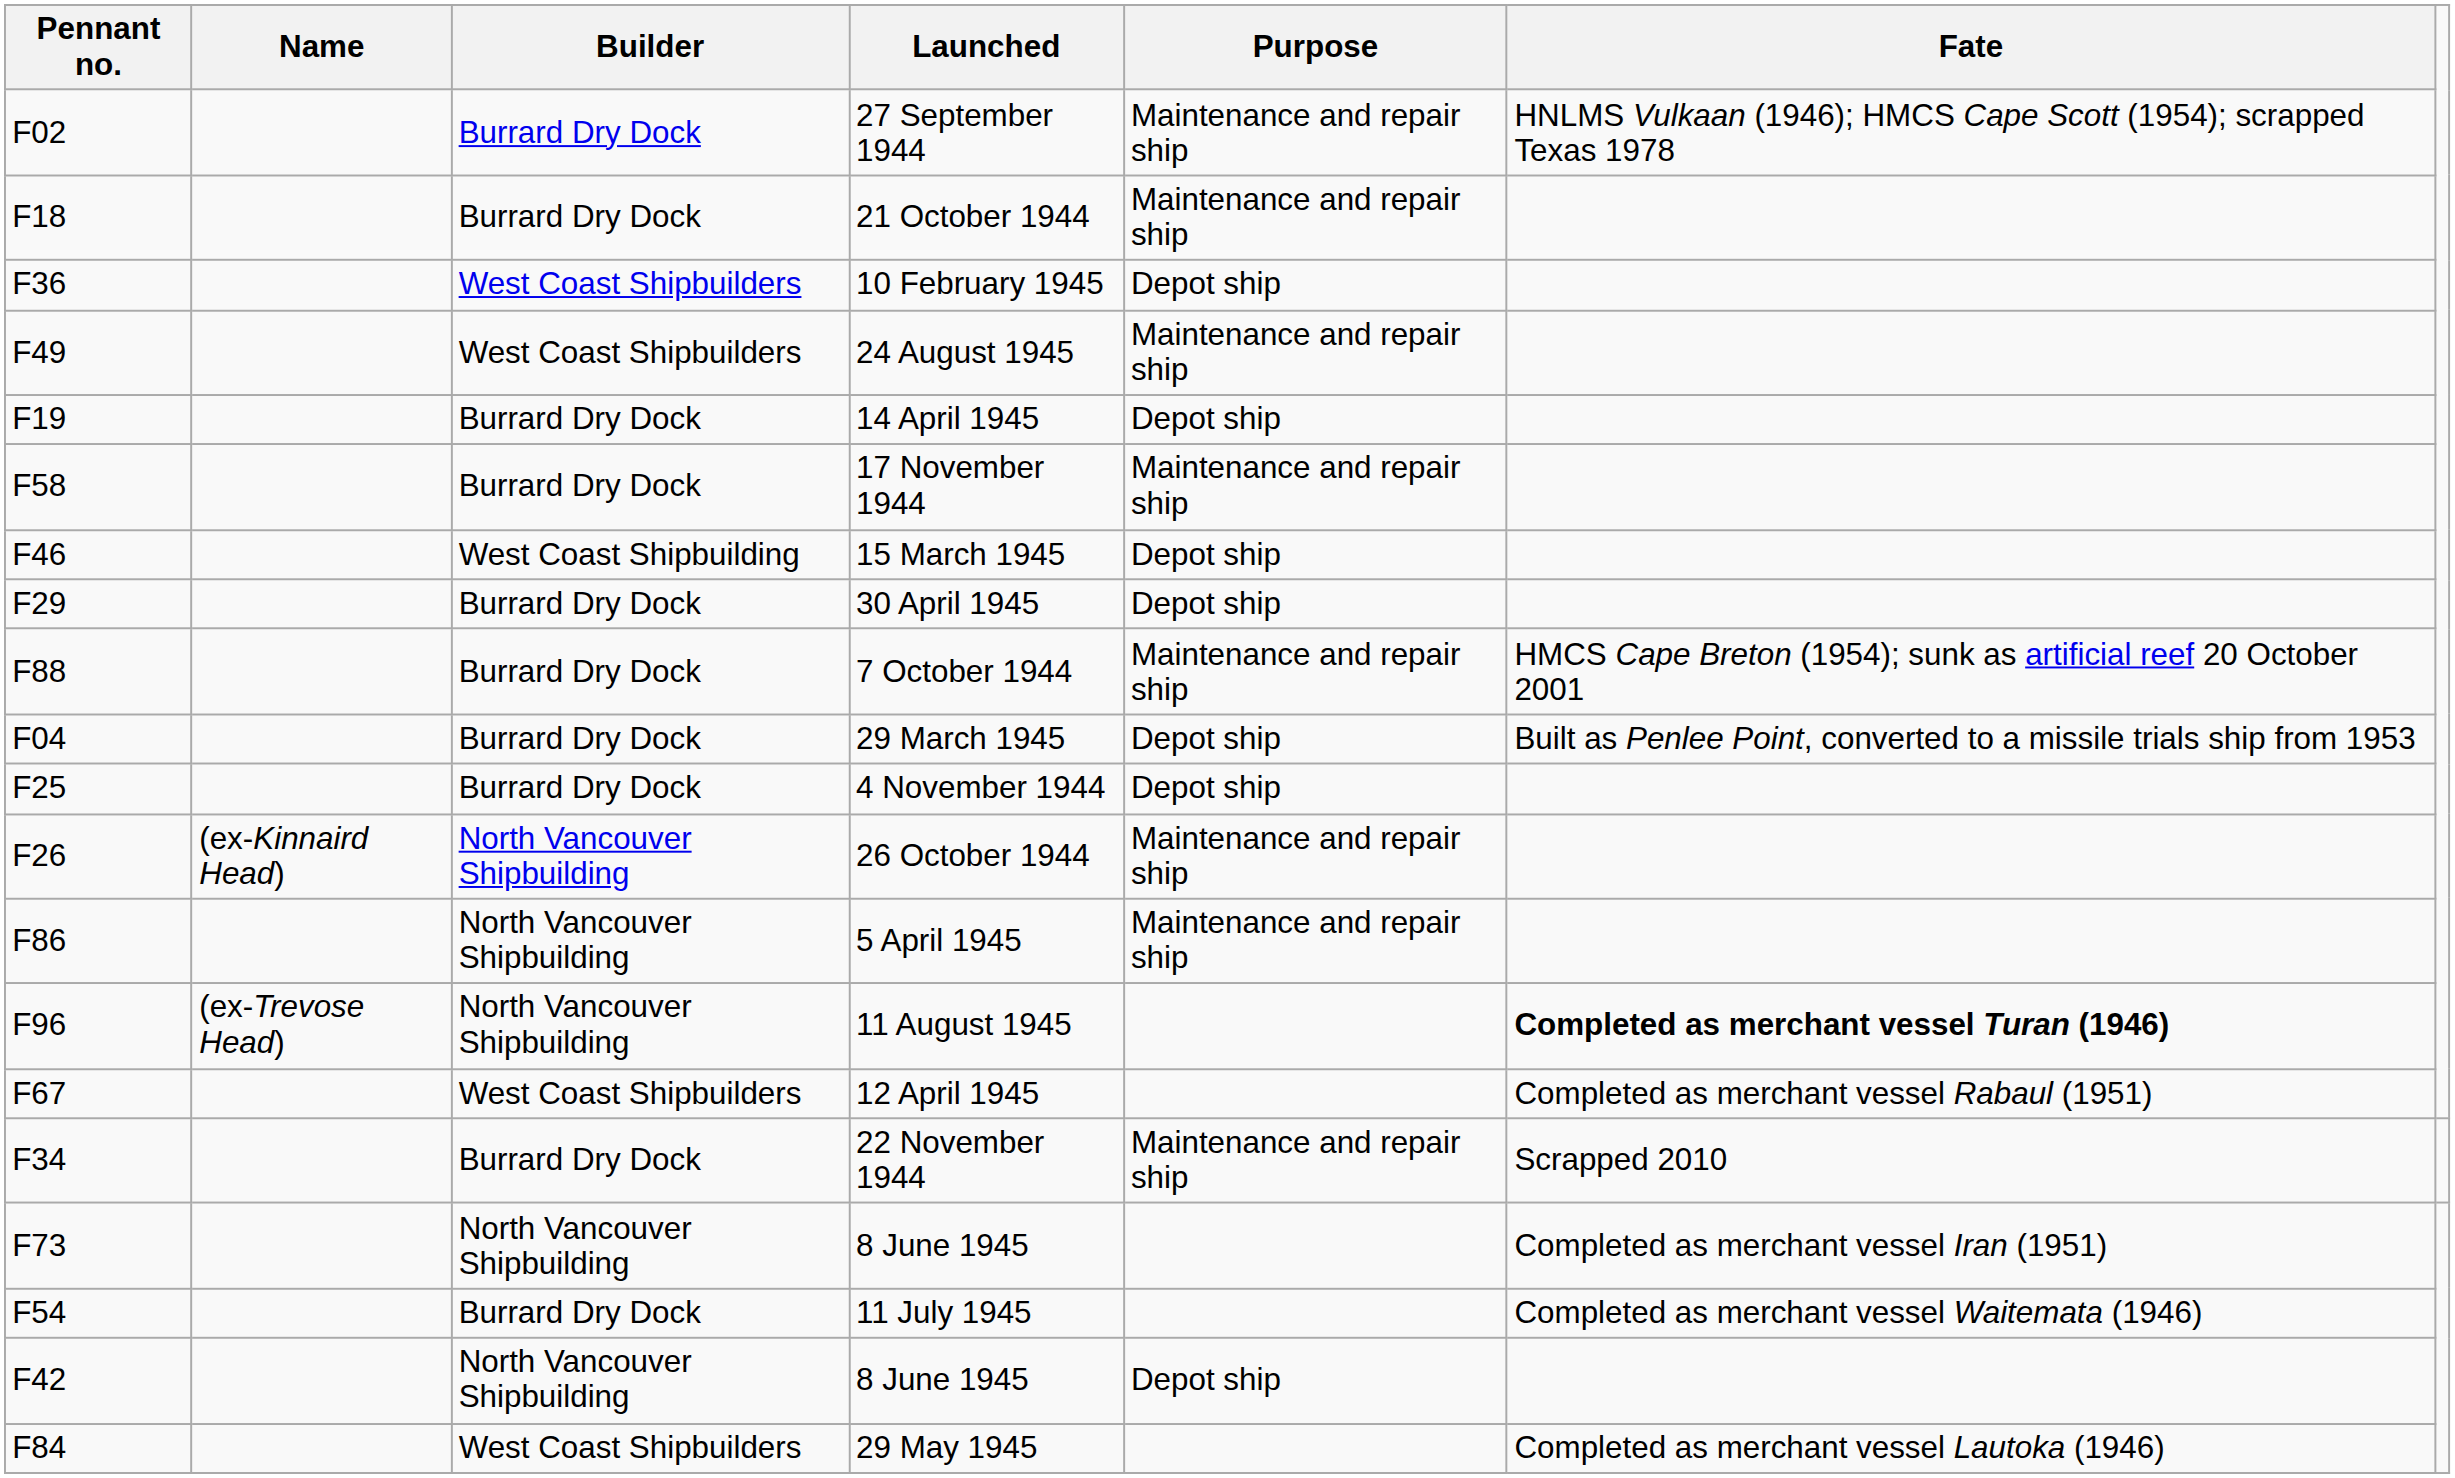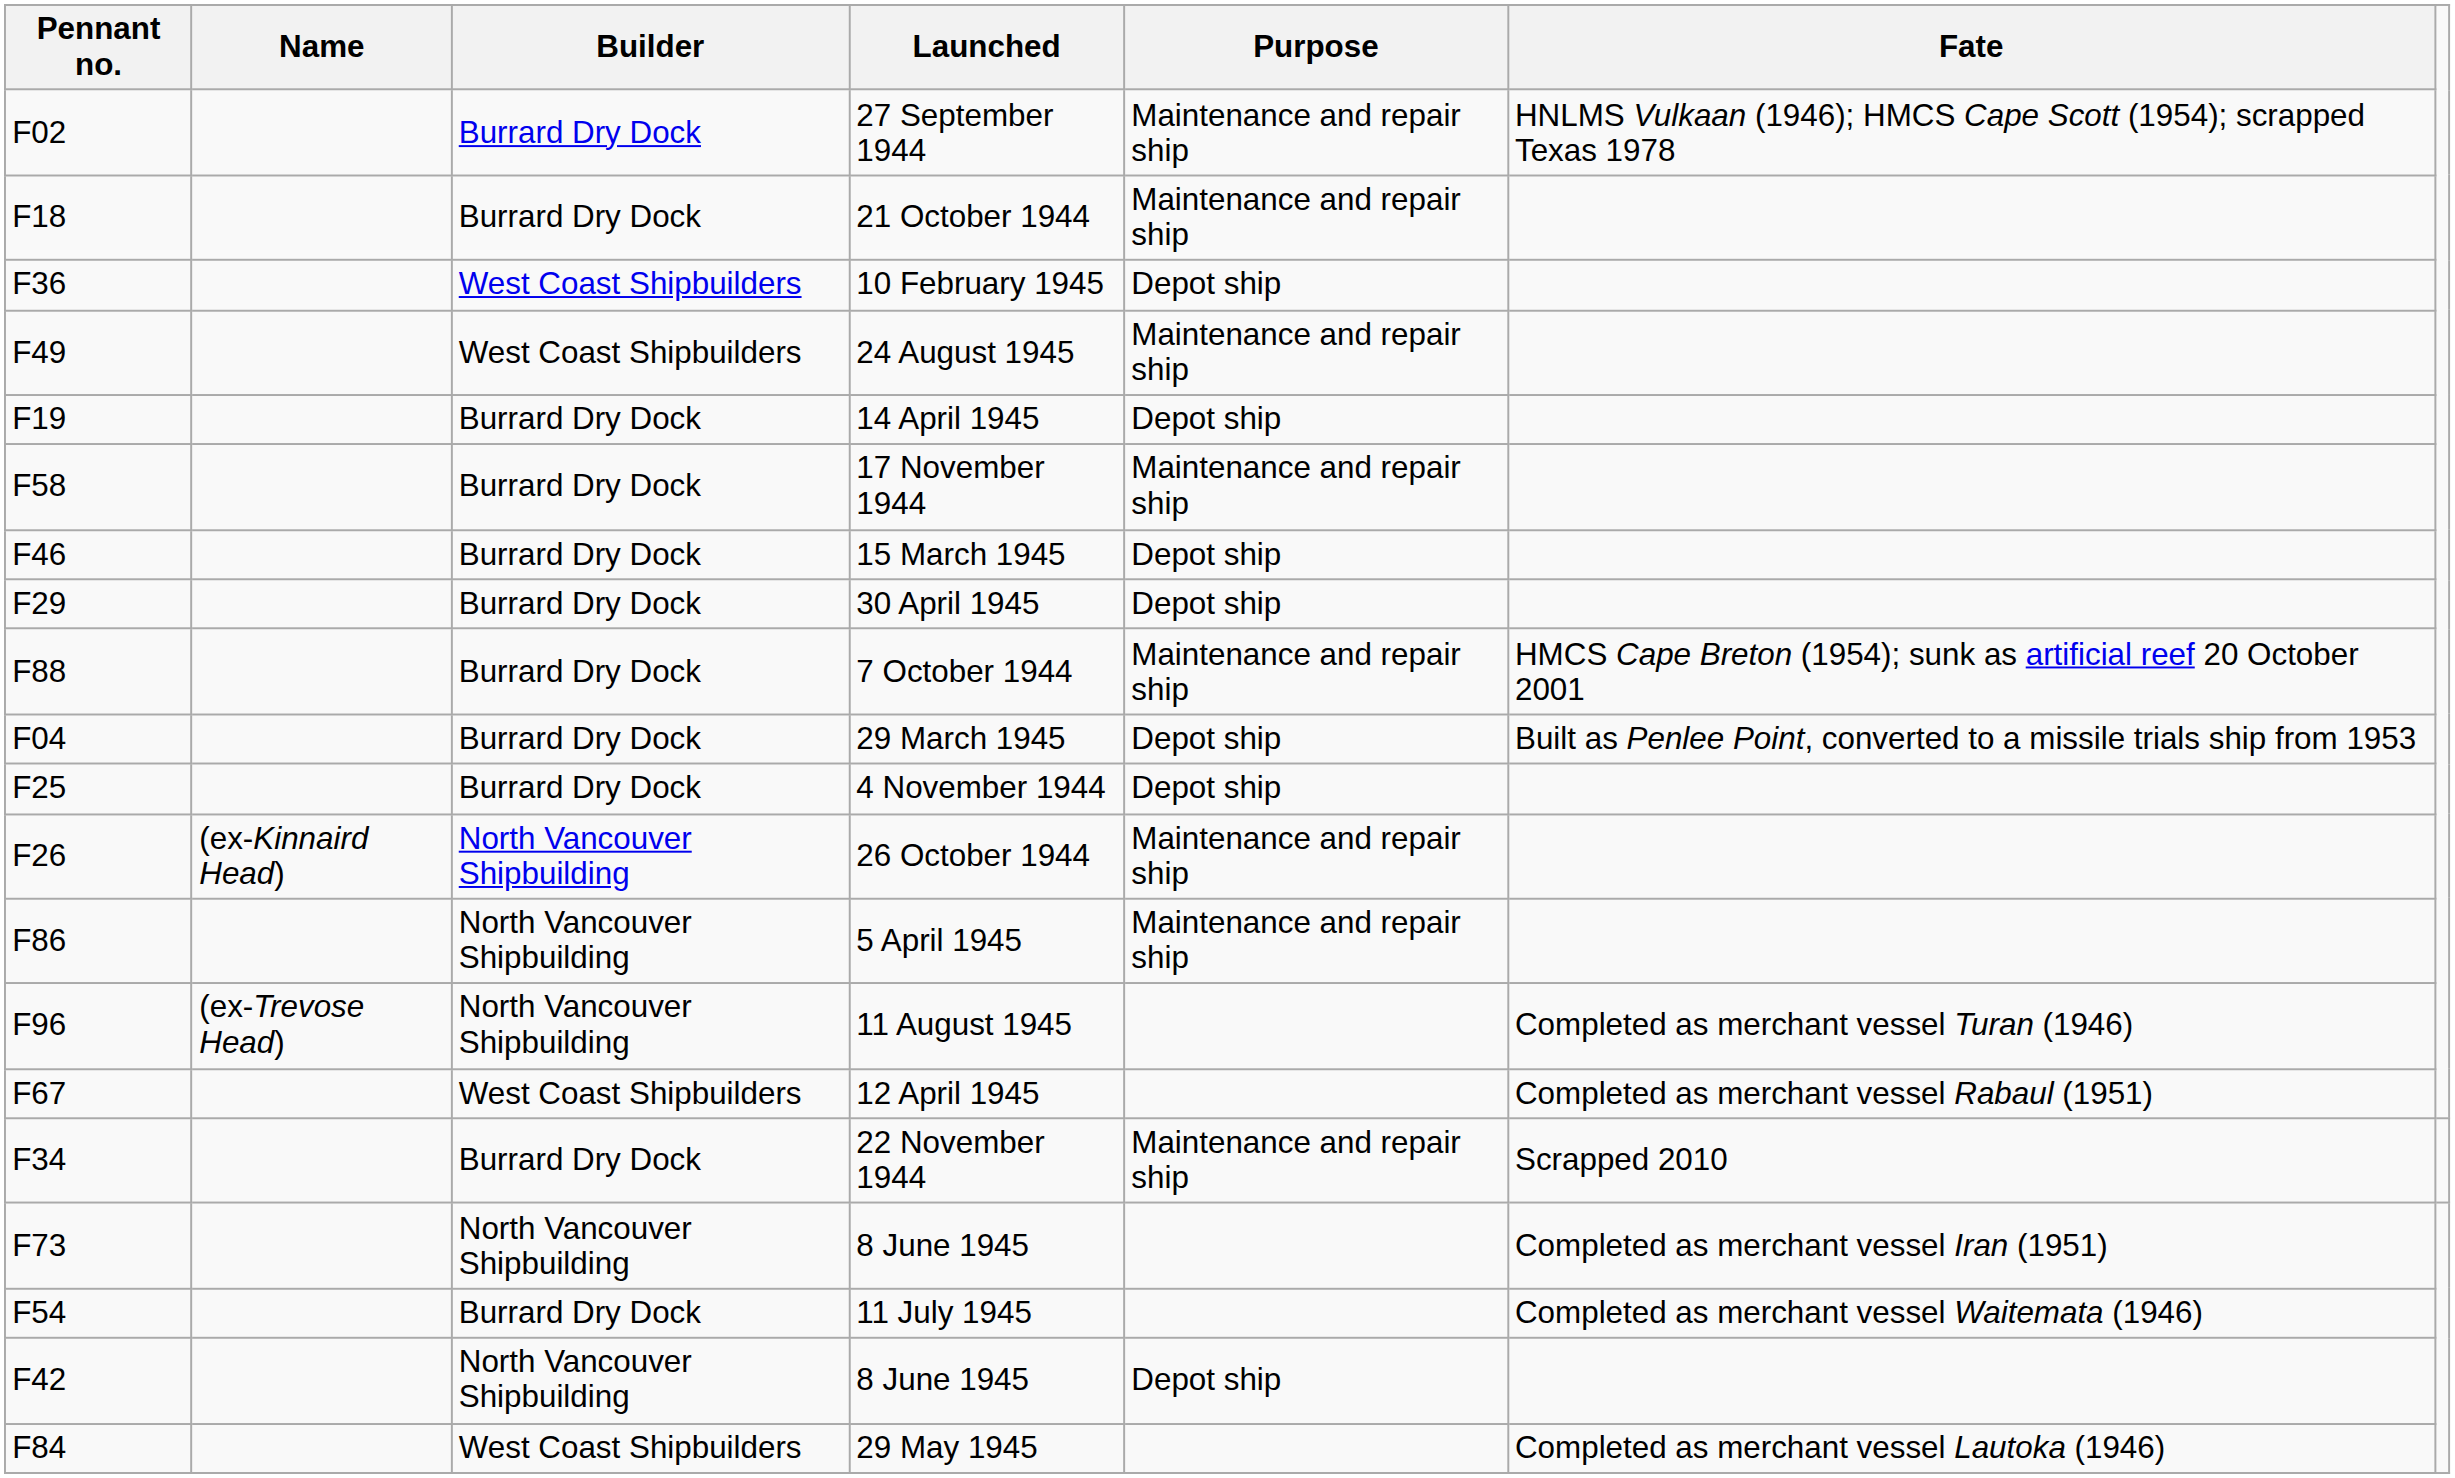(629, 553) West Coast Shipbuilding -> (580, 553) Burrard Dry Dock
(1842, 1025) bold -> (1824, 1025) normal
